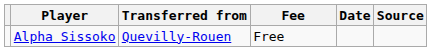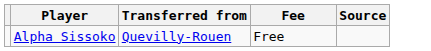- column: (355, 15)
